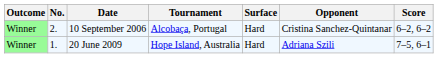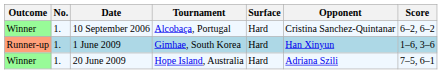(54, 28) 2. -> (57, 28) 1.
+ row: (97, 44)
